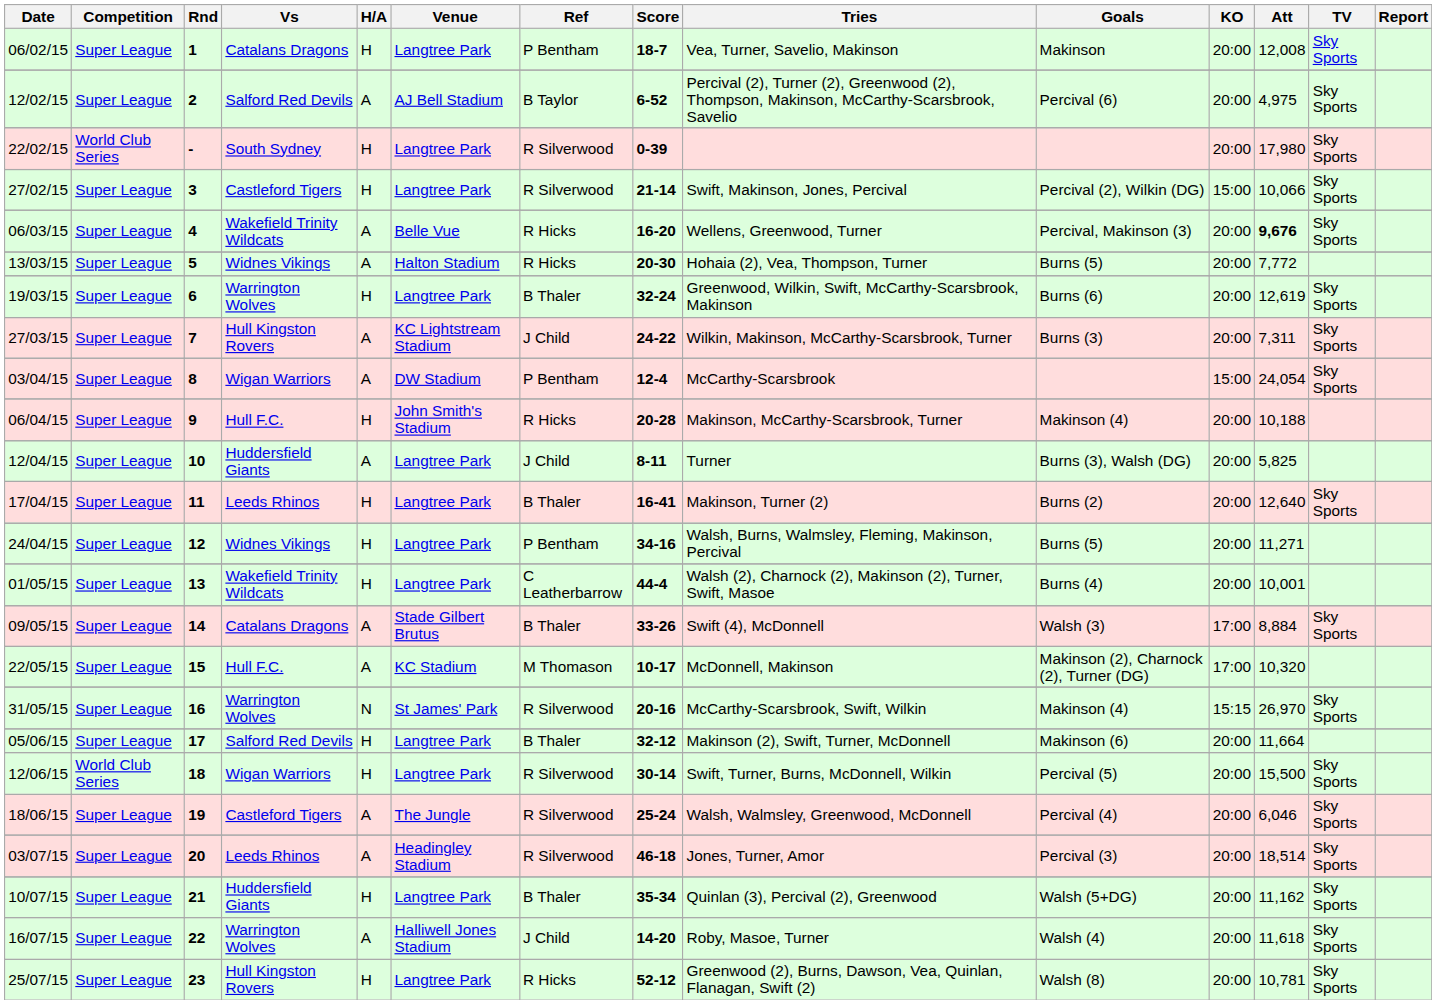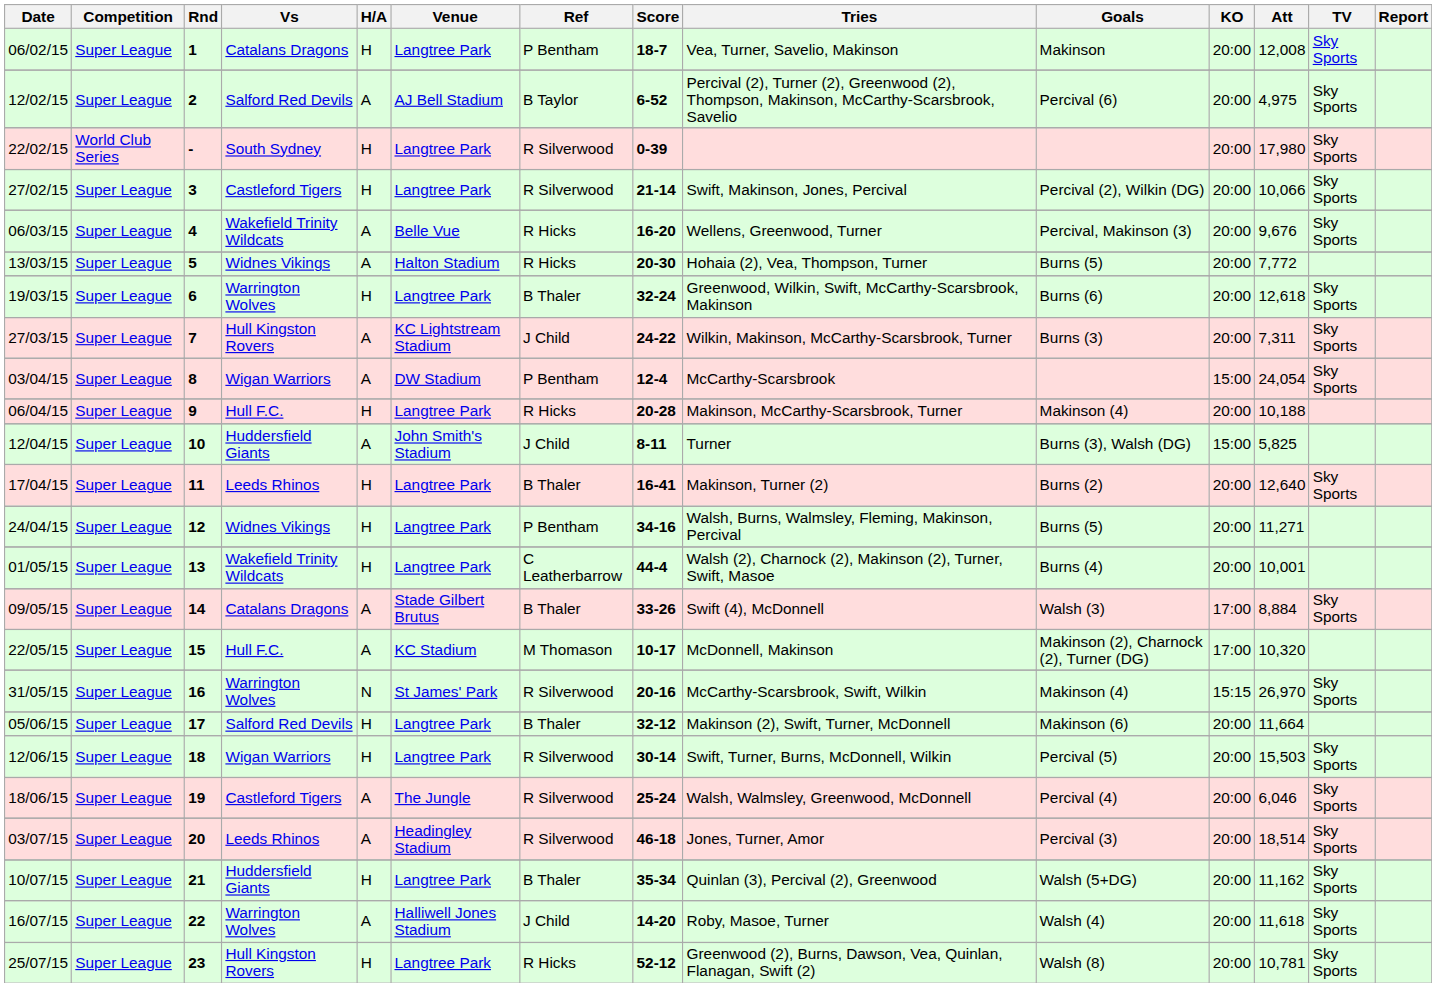(1232, 189) 15:00 -> (1232, 189) 20:00
(1278, 231) bold -> (1278, 231) normal
(1282, 296) 12,619 -> (1282, 296) 12,618
(438, 420) John Smith's Stadium -> (443, 411) Langtree Park
(443, 461) Langtree Park -> (438, 444) John Smith's Stadium
(1232, 461) 20:00 -> (1232, 444) 15:00
(113, 773) World Club Series -> (124, 756) Super League
(1282, 773) 15,500 -> (1282, 756) 15,503
